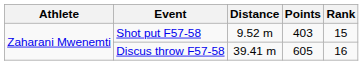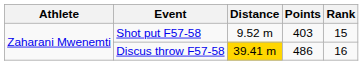(255, 51) no background -> (255, 51) gold background
(303, 51) 605 -> (303, 51) 486
